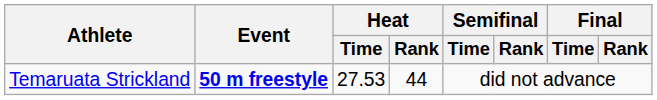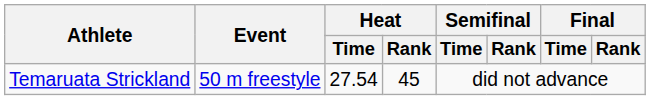(264, 80) bold -> (260, 80) normal
(361, 80) 27.53 -> (354, 80) 27.54
(417, 80) 44 -> (409, 80) 45
